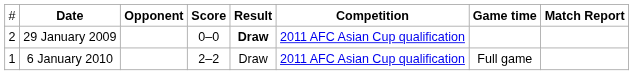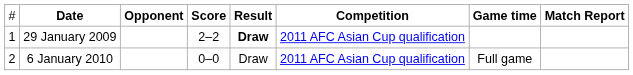(12, 37) 2 -> (12, 37) 1
(209, 37) 0–0 -> (209, 37) 2–2
(12, 59) 1 -> (12, 59) 2
(209, 59) 2–2 -> (209, 59) 0–0
